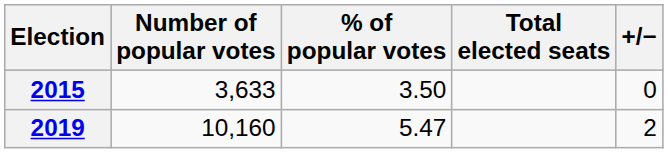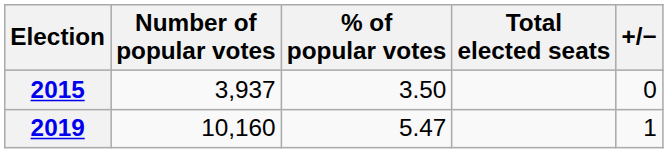(245, 89) 3,633 -> (245, 89) 3,937
(650, 128) 2 -> (650, 128) 1
